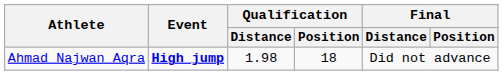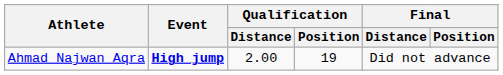(261, 58) 1.98 -> (261, 58) 2.00
(329, 58) 18 -> (329, 58) 19
